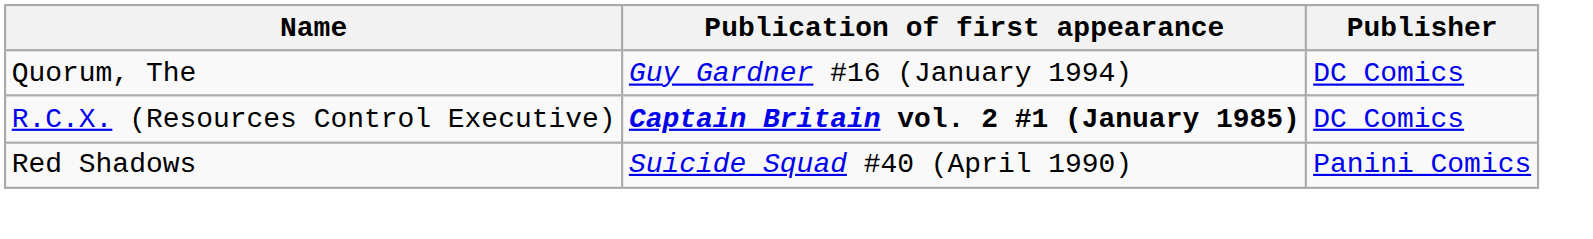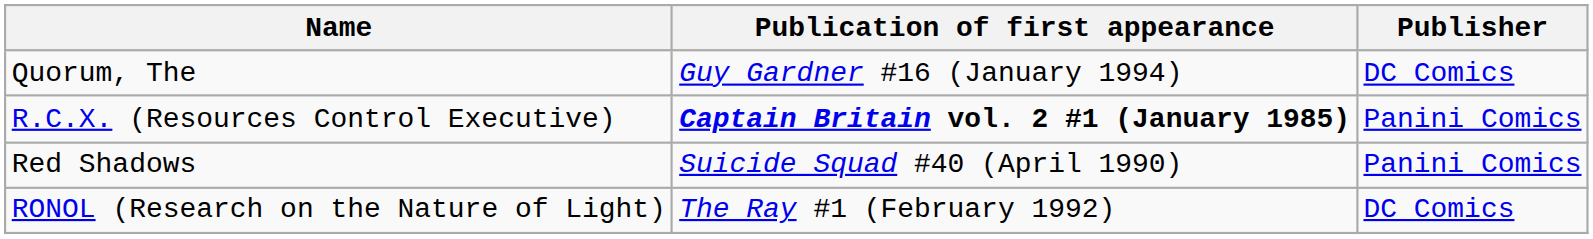(1389, 119) DC Comics -> (1473, 119) Panini Comics
+ row: (339, 210)
